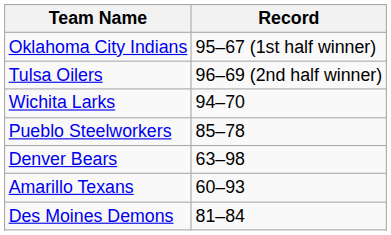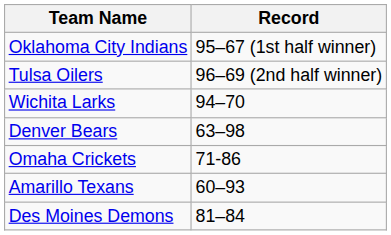- row: (90, 131)
+ row: (72, 159)
